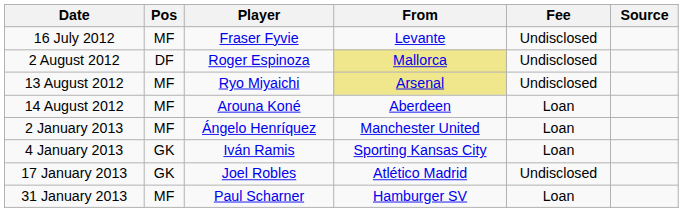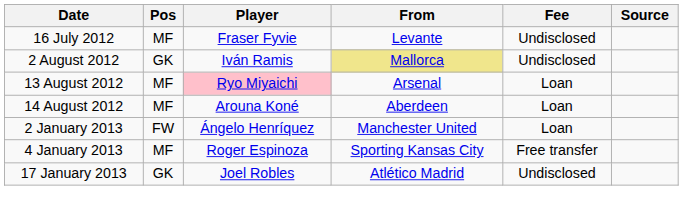(164, 60) DF -> (163, 60) GK
(259, 60) Roger Espinoza -> (257, 60) Iván Ramis
(259, 83) no background -> (257, 83) pink background
(420, 83) khaki background -> (417, 83) no background
(558, 83) Undisclosed -> (557, 83) Loan
(164, 128) MF -> (163, 128) FW
(164, 151) GK -> (163, 151) MF
(259, 151) Iván Ramis -> (257, 151) Roger Espinoza
(558, 151) Loan -> (557, 151) Free transfer
- row: (74, 196)
